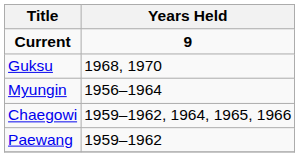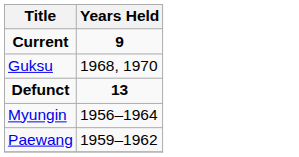+ row: (40, 90)
- row: (43, 115)
